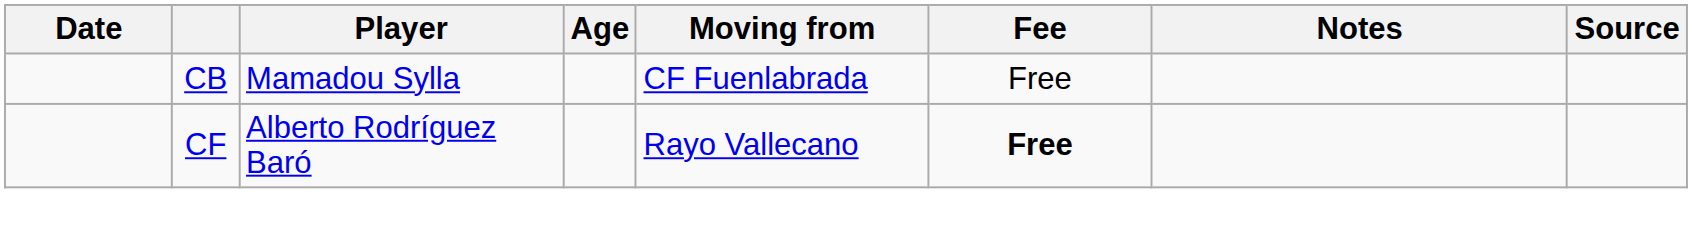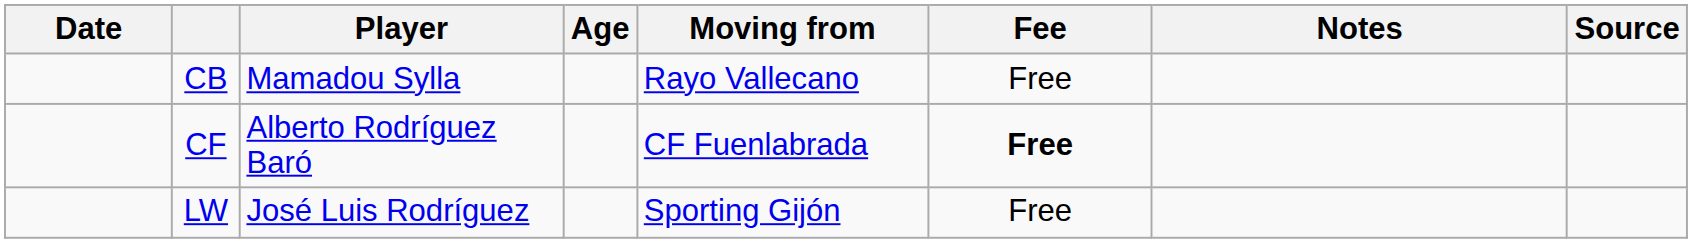(756, 78) CF Fuenlabrada -> (751, 78) Rayo Vallecano
(751, 145) Rayo Vallecano -> (756, 145) CF Fuenlabrada
+ row: (206, 211)
